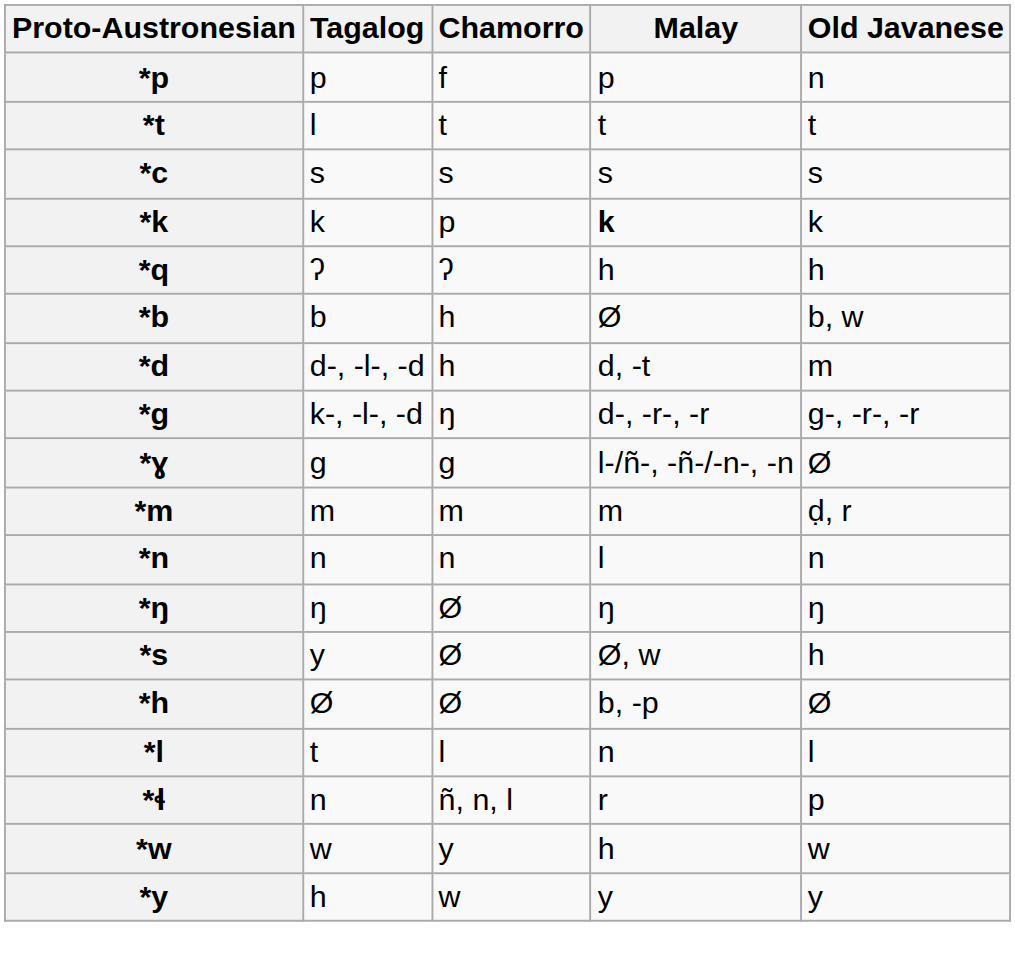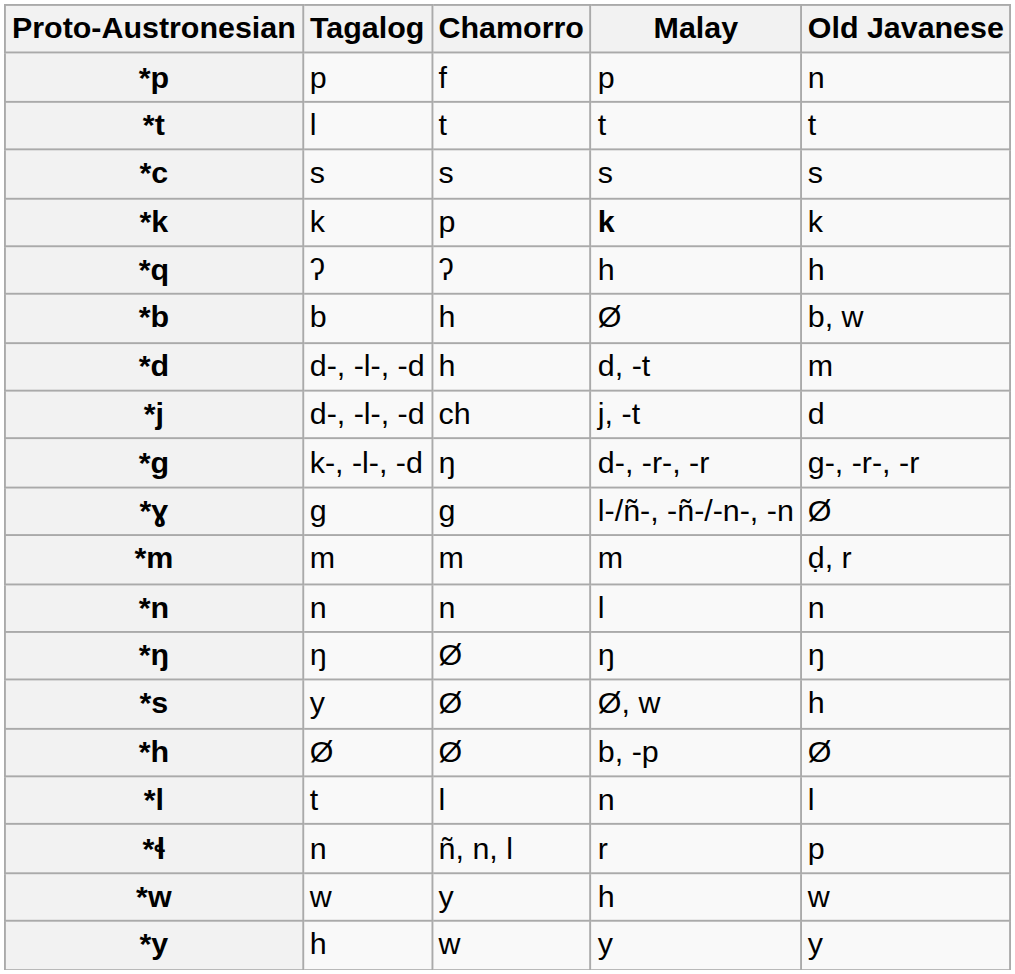+ row: (154, 414)
